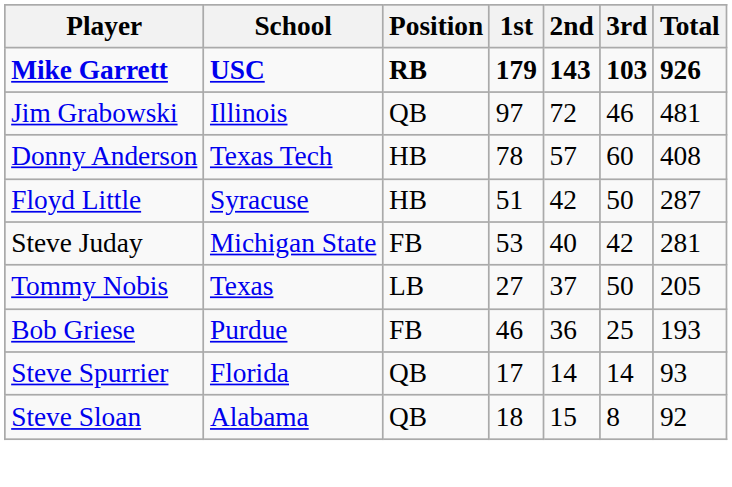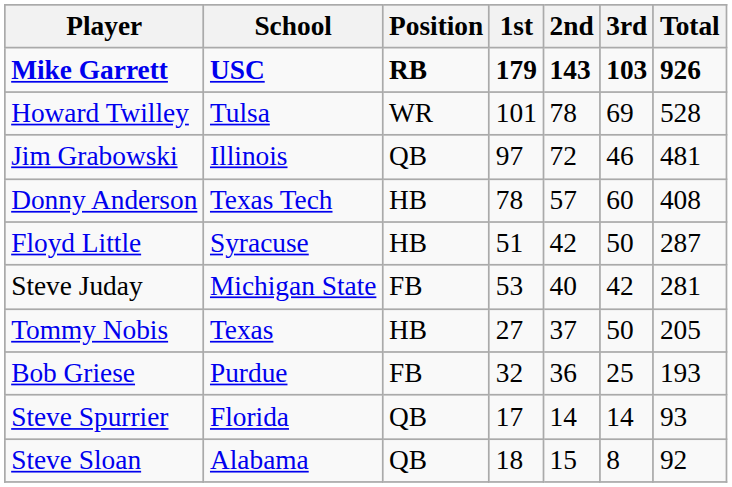+ row: (100, 112)
(406, 286) LB -> (408, 329) HB
(510, 329) 46 -> (510, 373) 32
